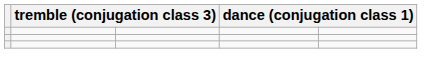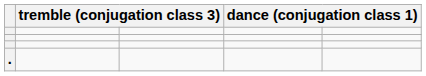+ row: (10, 59)
